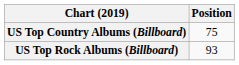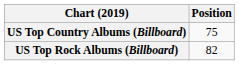(212, 50) 93 -> (212, 50) 82
